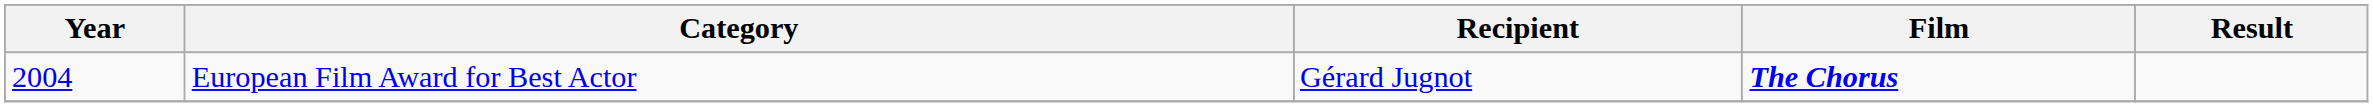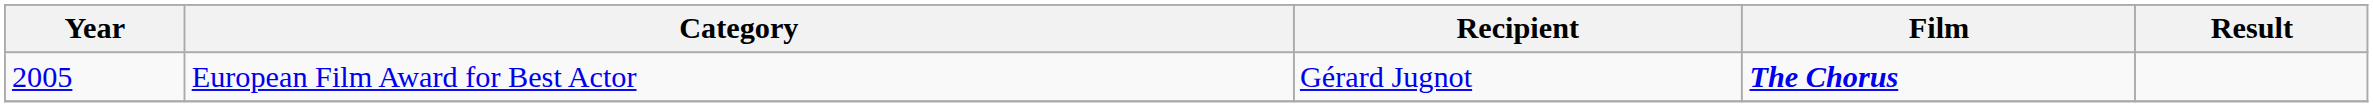(42, 76) 2004 -> (42, 76) 2005
